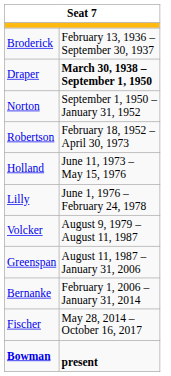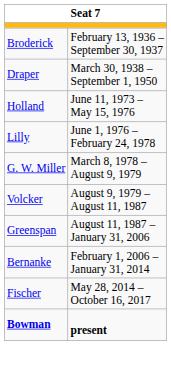(107, 74) bold -> (114, 74) normal
- row: (23, 106)
- row: (31, 137)
+ row: (36, 168)
